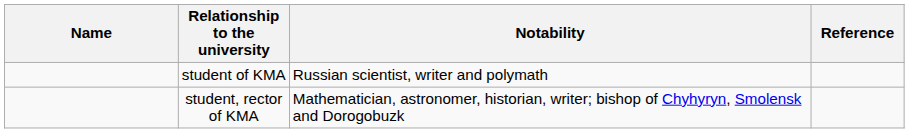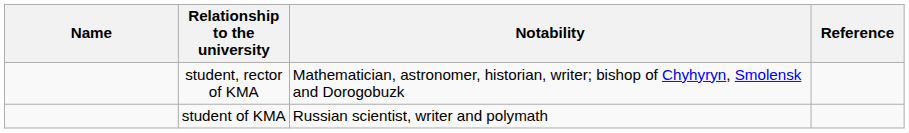rows swapped: (234, 74) <-> (234, 107)
